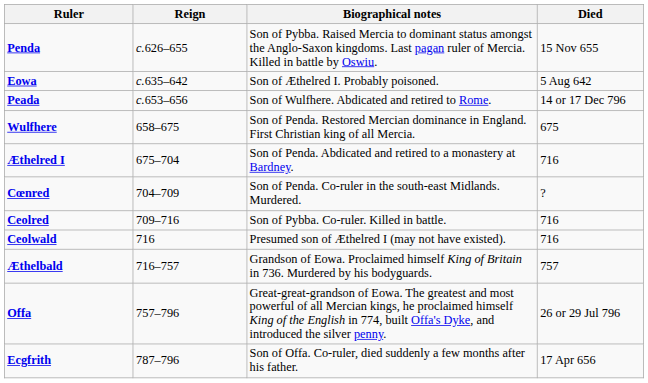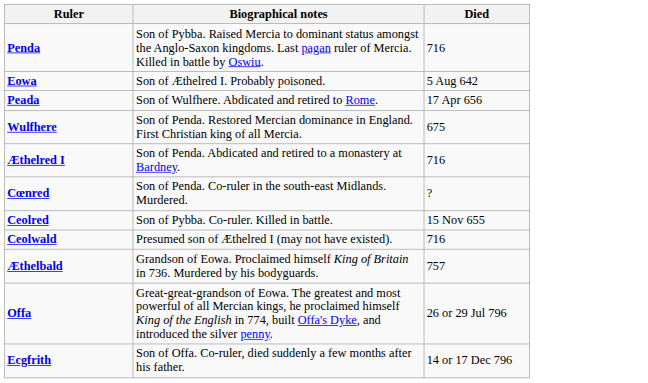- column: (190, 14)
(569, 47) 15 Nov 655 -> (436, 47) 716
(583, 100) 14 or 17 Dec 796 -> (454, 100) 17 Apr 656
(549, 220) 716 -> (456, 220) 15 Nov 655
(568, 360) 17 Apr 656 -> (469, 360) 14 or 17 Dec 796
